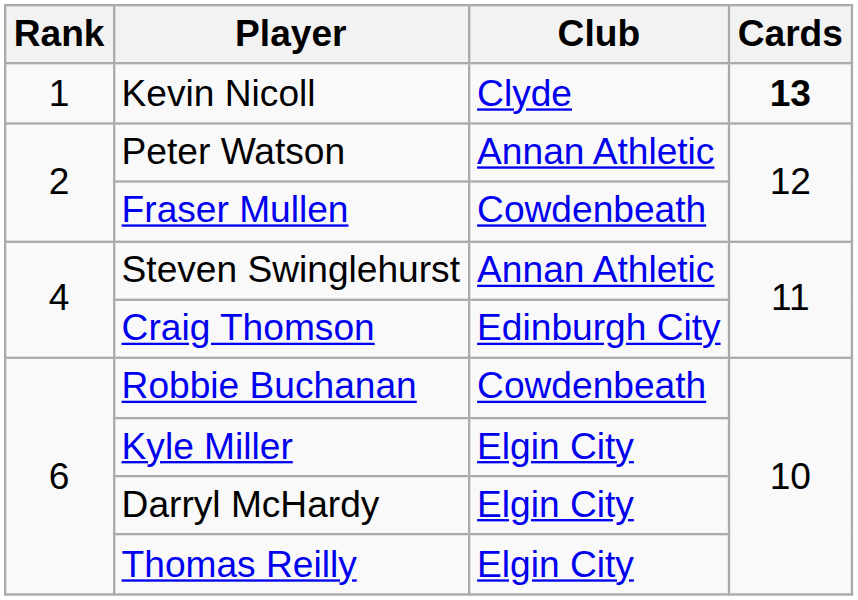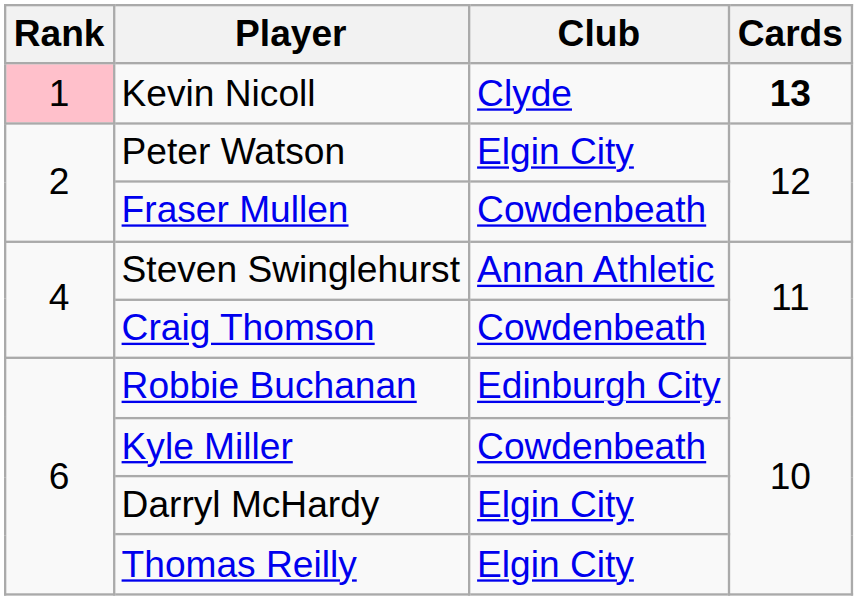(59, 92) no background -> (59, 92) pink background
(596, 151) Annan Athletic -> (555, 151) Elgin City
(599, 328) Edinburgh City -> (592, 328) Cowdenbeath
(592, 387) Cowdenbeath -> (599, 387) Edinburgh City
(555, 446) Elgin City -> (592, 446) Cowdenbeath
